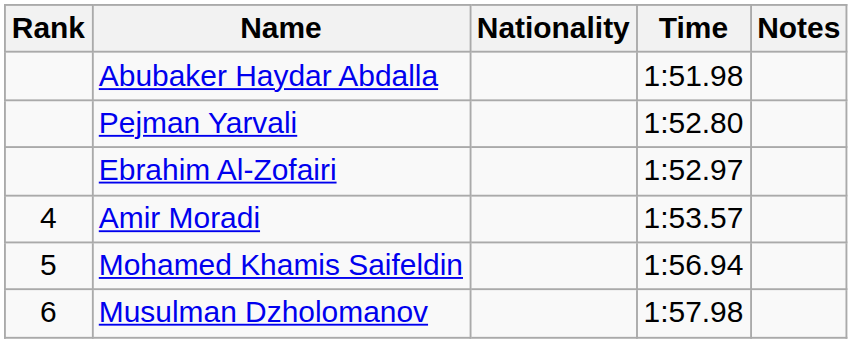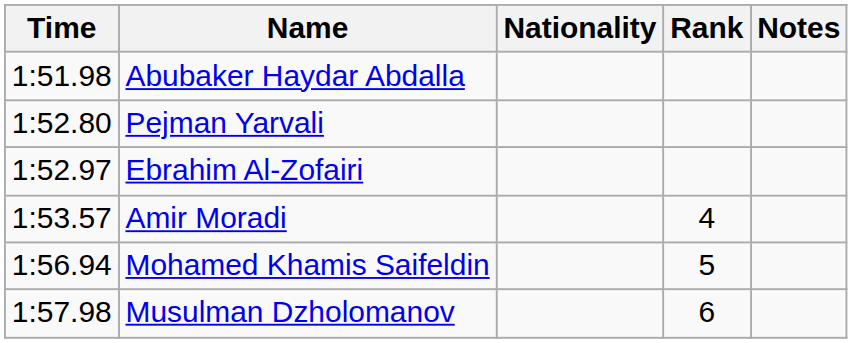columns swapped: (48, 28) <-> (693, 28)
